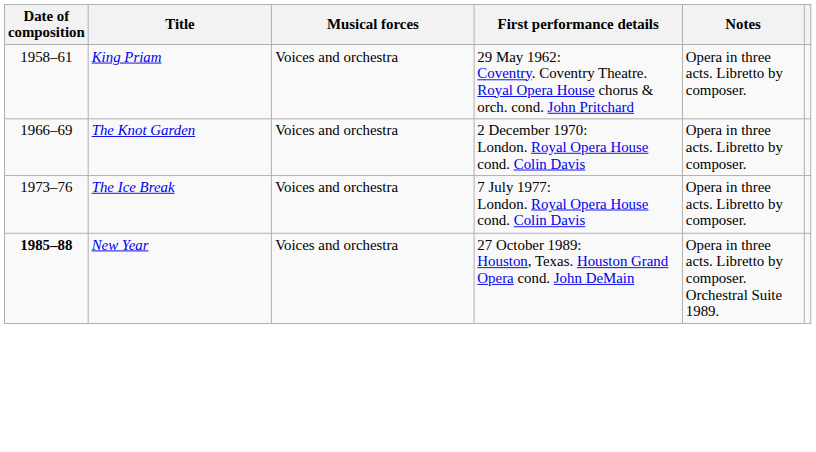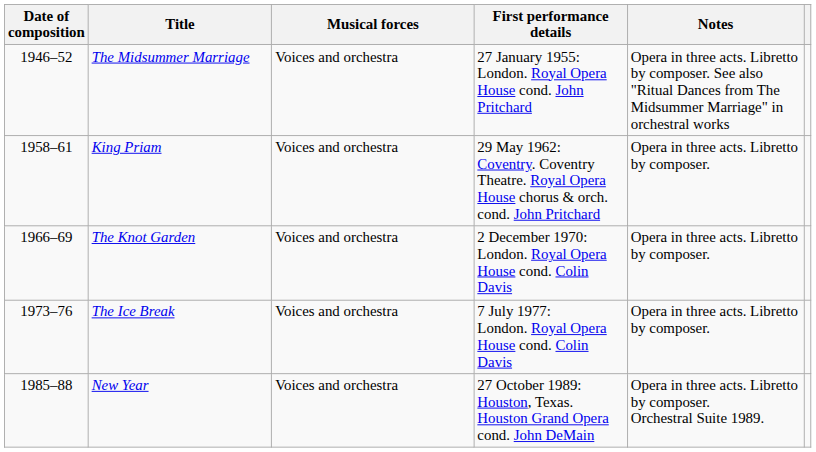+ row: (171, 56)
(46, 244) bold -> (46, 385) normal
